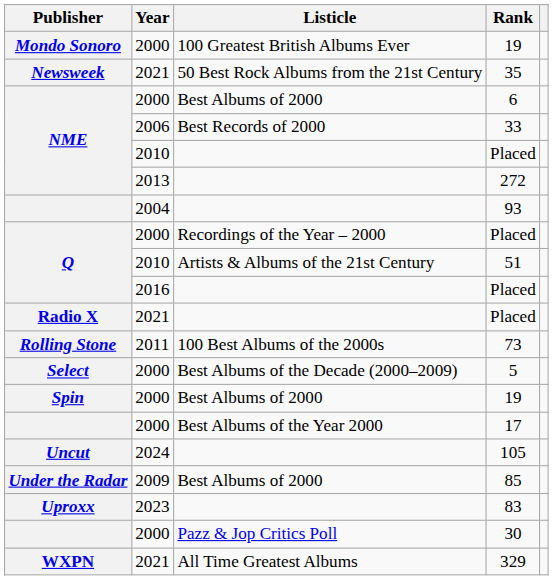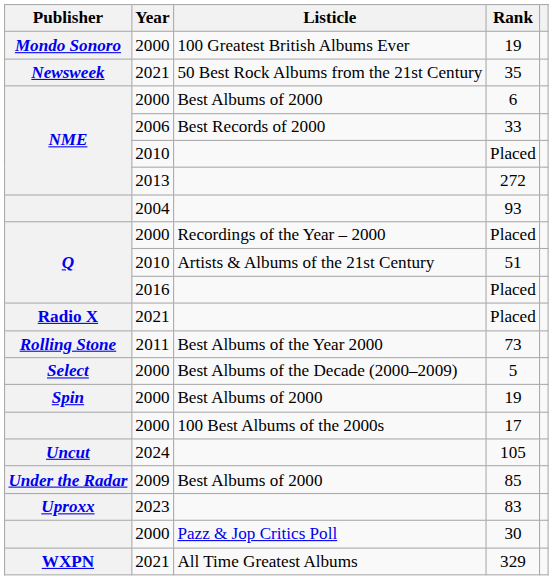(281, 343) 100 Best Albums of the 2000s -> (280, 343) Best Albums of the Year 2000
(280, 425) Best Albums of the Year 2000 -> (281, 425) 100 Best Albums of the 2000s
